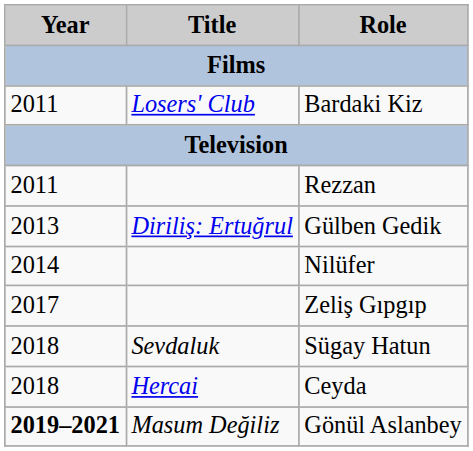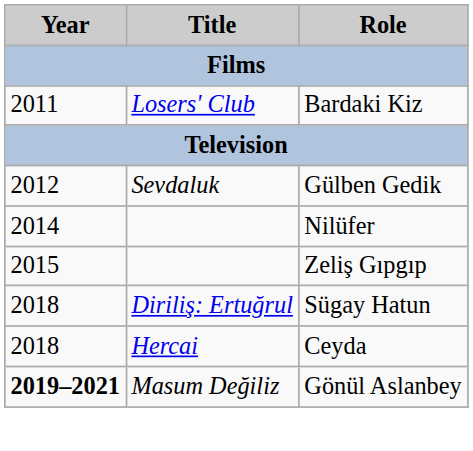- row: (340, 185)
(35, 225) 2013 -> (35, 185) 2012
(212, 225) Diriliş: Ertuğrul -> (175, 185) Sevdaluk
(35, 305) 2017 -> (35, 265) 2015
(175, 346) Sevdaluk -> (212, 305) Diriliş: Ertuğrul
